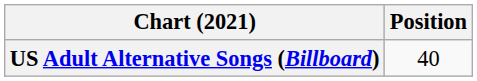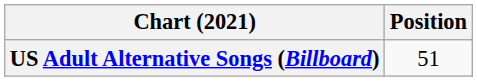(428, 57) 40 -> (428, 57) 51
